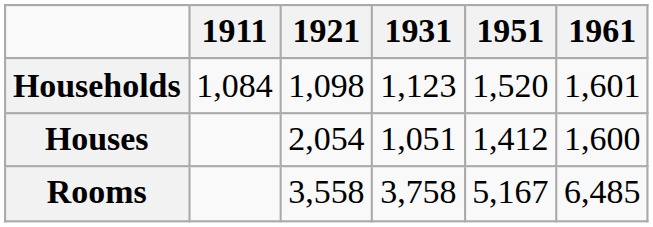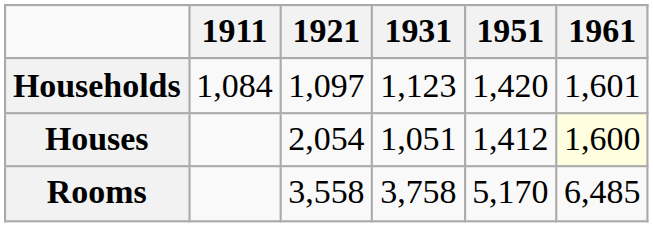(326, 85) 1,098 -> (326, 85) 1,097
(510, 85) 1,520 -> (510, 85) 1,420
(602, 138) no background -> (602, 138) lightyellow background
(510, 192) 5,167 -> (510, 192) 5,170
